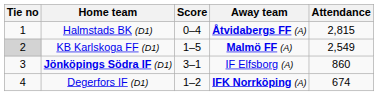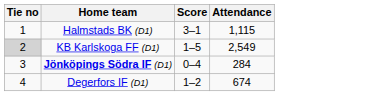- column: (259, 13)
(192, 30) 0–4 -> (192, 30) 3–1
(341, 30) 2,815 -> (242, 30) 1,115
(192, 64) 3–1 -> (192, 64) 0–4
(341, 64) 860 -> (242, 64) 284
